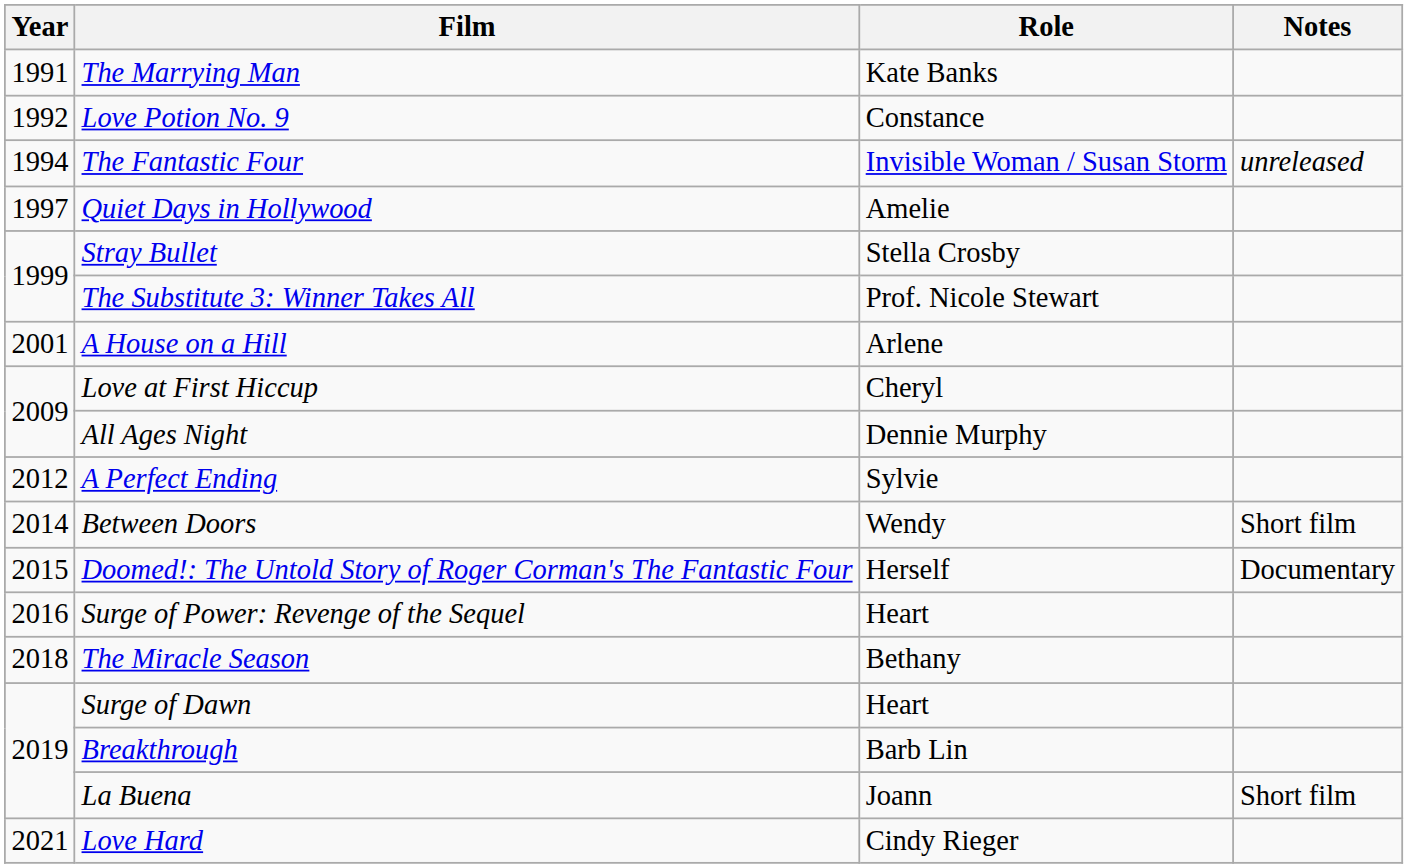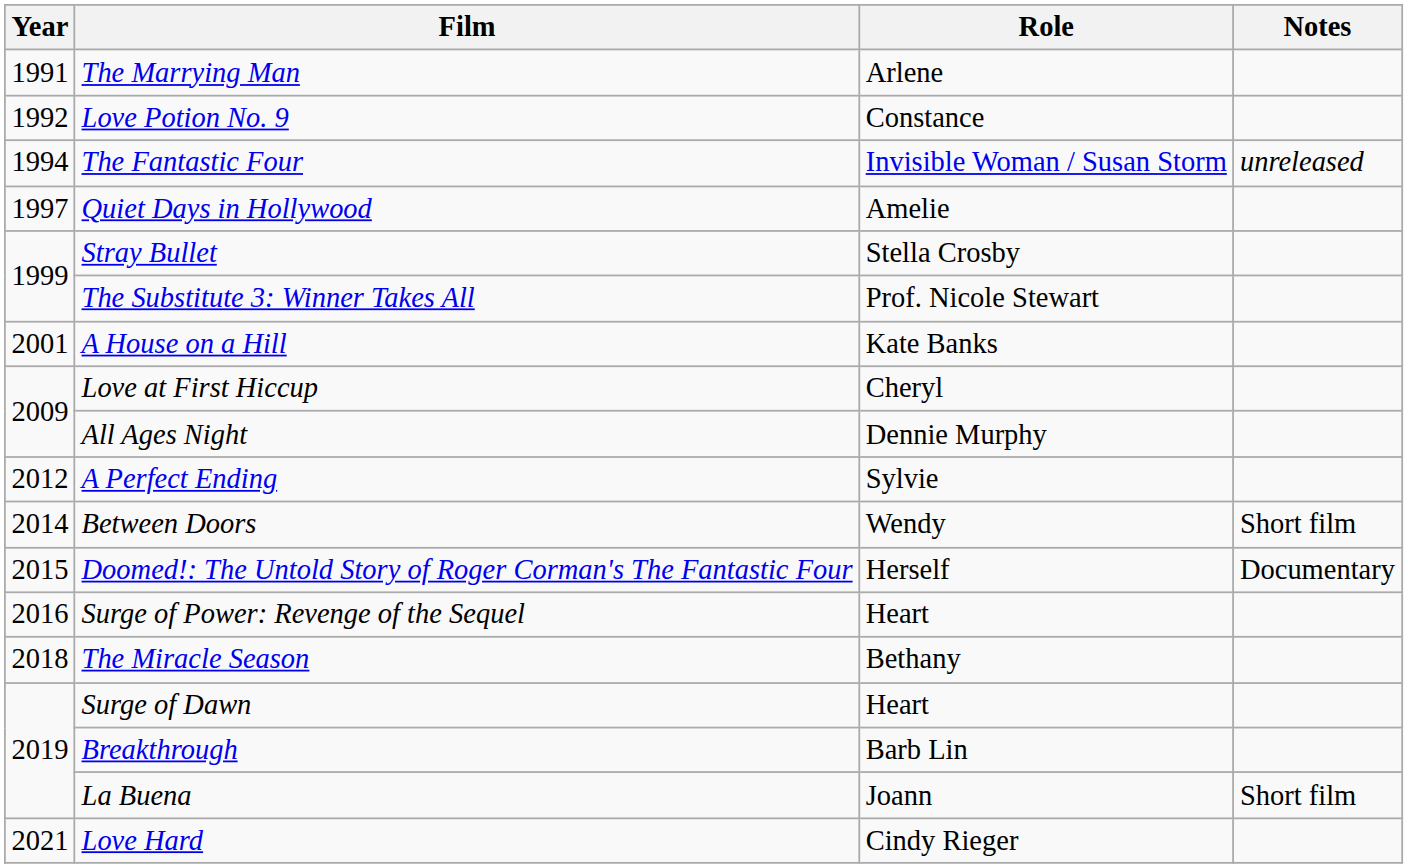(932, 72) Kate Banks -> (904, 72) Arlene
(904, 343) Arlene -> (932, 343) Kate Banks
